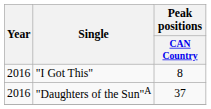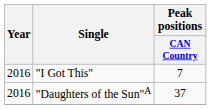(180, 73) 8 -> (180, 73) 7
